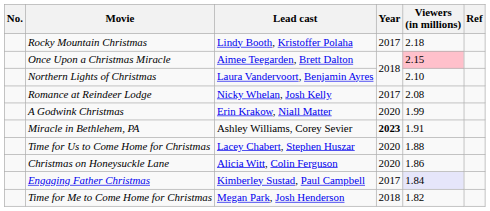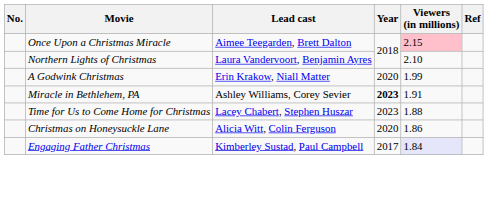- row: (87, 42)
- row: (90, 94)
(389, 146) 2020 -> (388, 111) 2023
- row: (120, 197)
